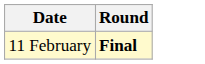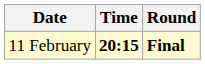+ column: (119, 18)
